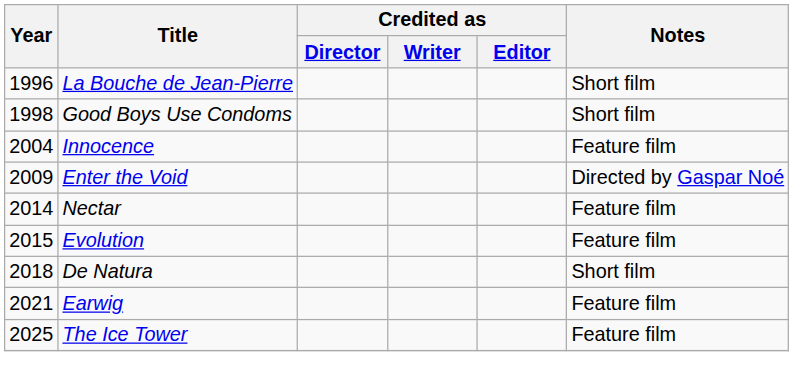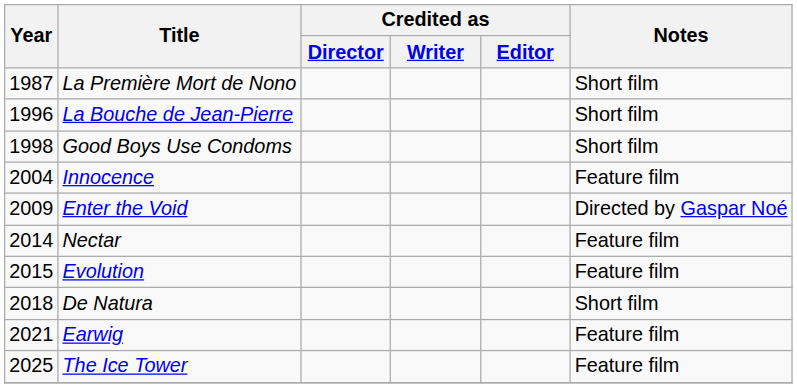+ row: (179, 83)
